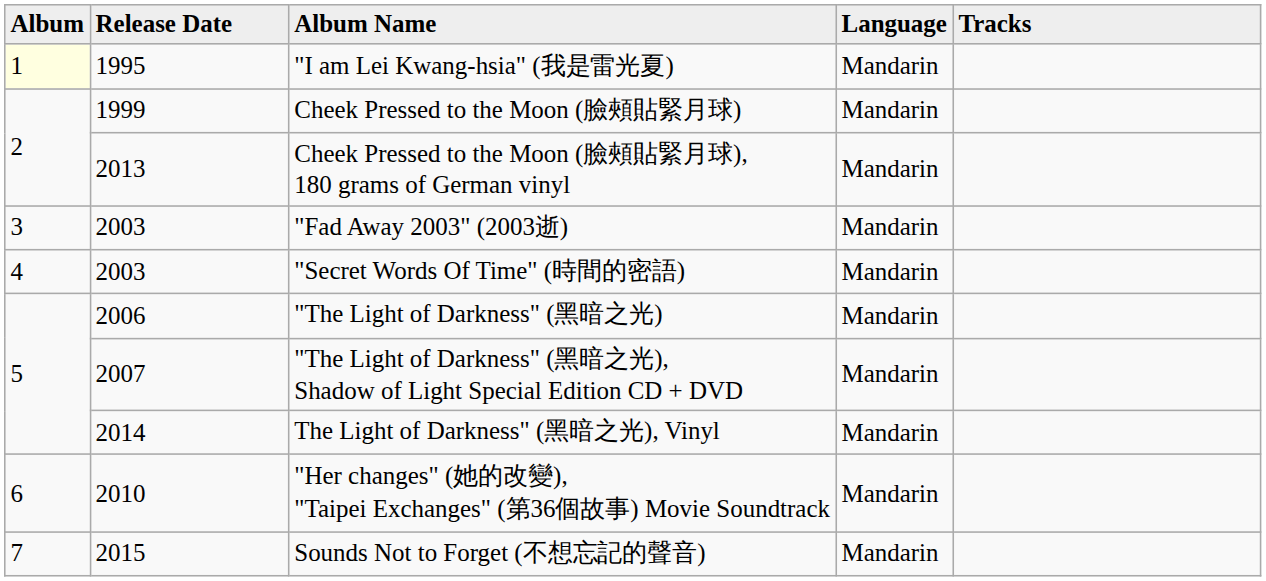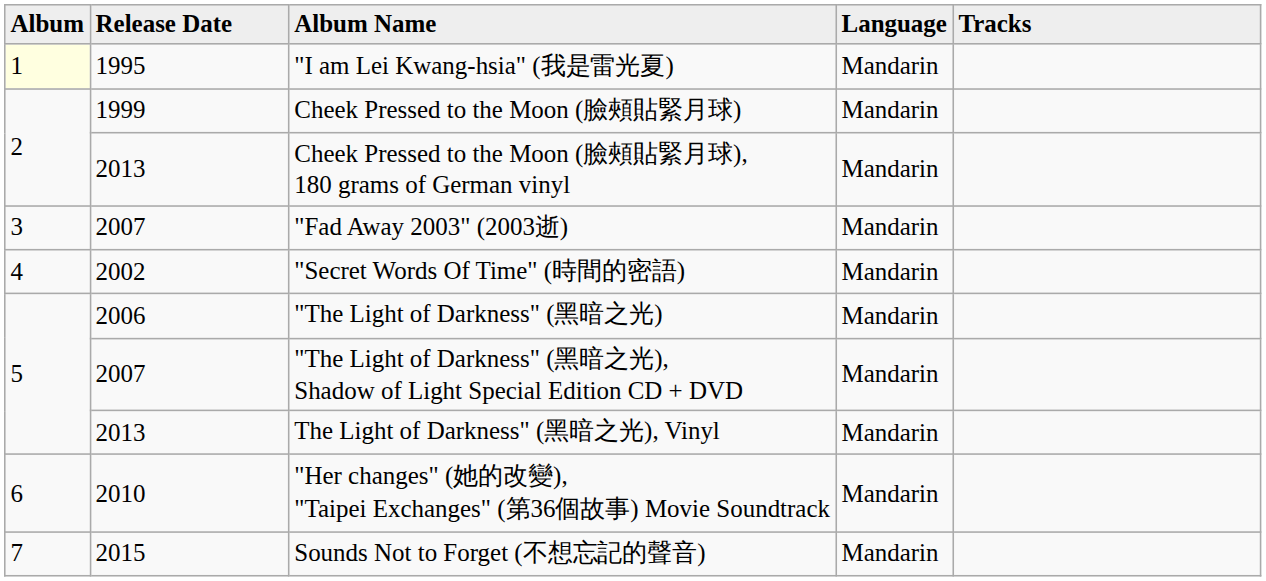(121, 227) 2003 -> (121, 227) 2007
(121, 271) 2003 -> (121, 271) 2002
(121, 432) 2014 -> (121, 432) 2013
